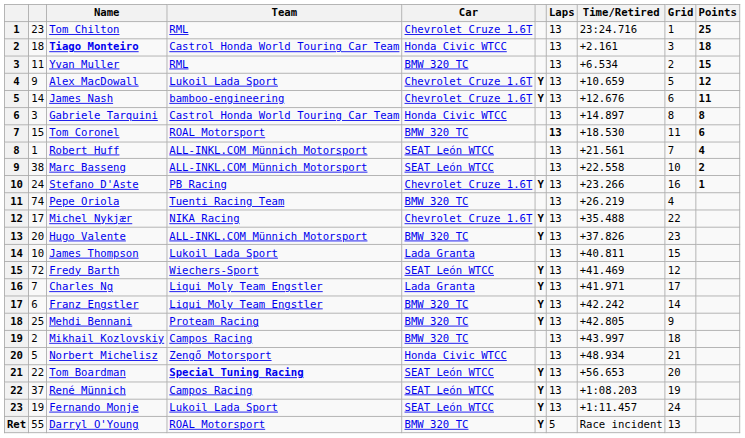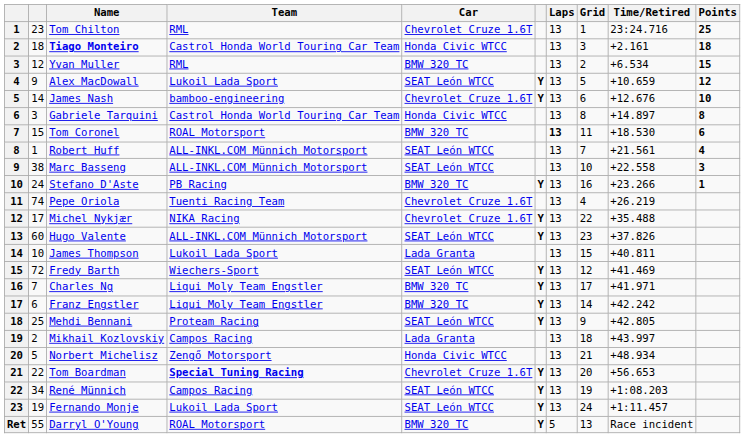columns swapped: (621, 13) <-> (681, 13)
(38, 65) 11 -> (38, 65) 12
(468, 82) Chevrolet Cruze 1.6T -> (449, 82) SEAT León WTCC
(705, 99) 11 -> (705, 99) 10
(702, 168) 2 -> (702, 168) 3
(468, 185) Chevrolet Cruze 1.6T -> (436, 185) BMW 320 TC
(436, 202) BMW 320 TC -> (468, 202) Chevrolet Cruze 1.6T
(38, 236) 20 -> (38, 236) 60
(436, 236) BMW 320 TC -> (449, 236) SEAT León WTCC
(440, 288) Lada Granta -> (436, 288) BMW 320 TC
(436, 322) BMW 320 TC -> (449, 322) SEAT León WTCC
(436, 339) BMW 320 TC -> (440, 339) Lada Granta
(449, 373) SEAT León WTCC -> (468, 373) Chevrolet Cruze 1.6T
(38, 391) 37 -> (38, 391) 34
